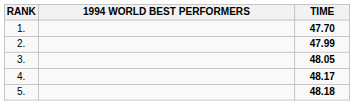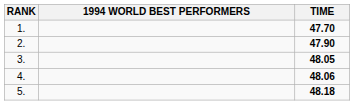(322, 44) 47.99 -> (322, 44) 47.90
(322, 76) 48.17 -> (322, 76) 48.06
